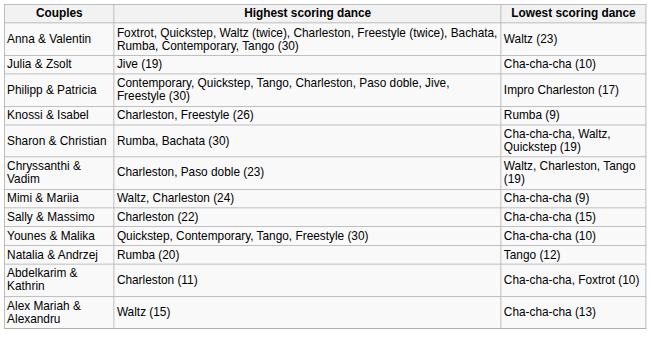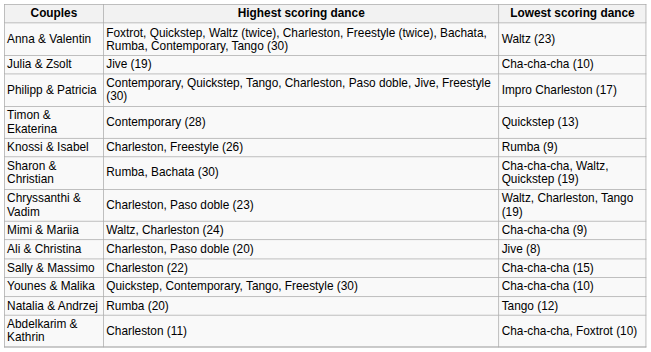+ row: (32, 122)
+ row: (44, 249)
- row: (44, 312)
